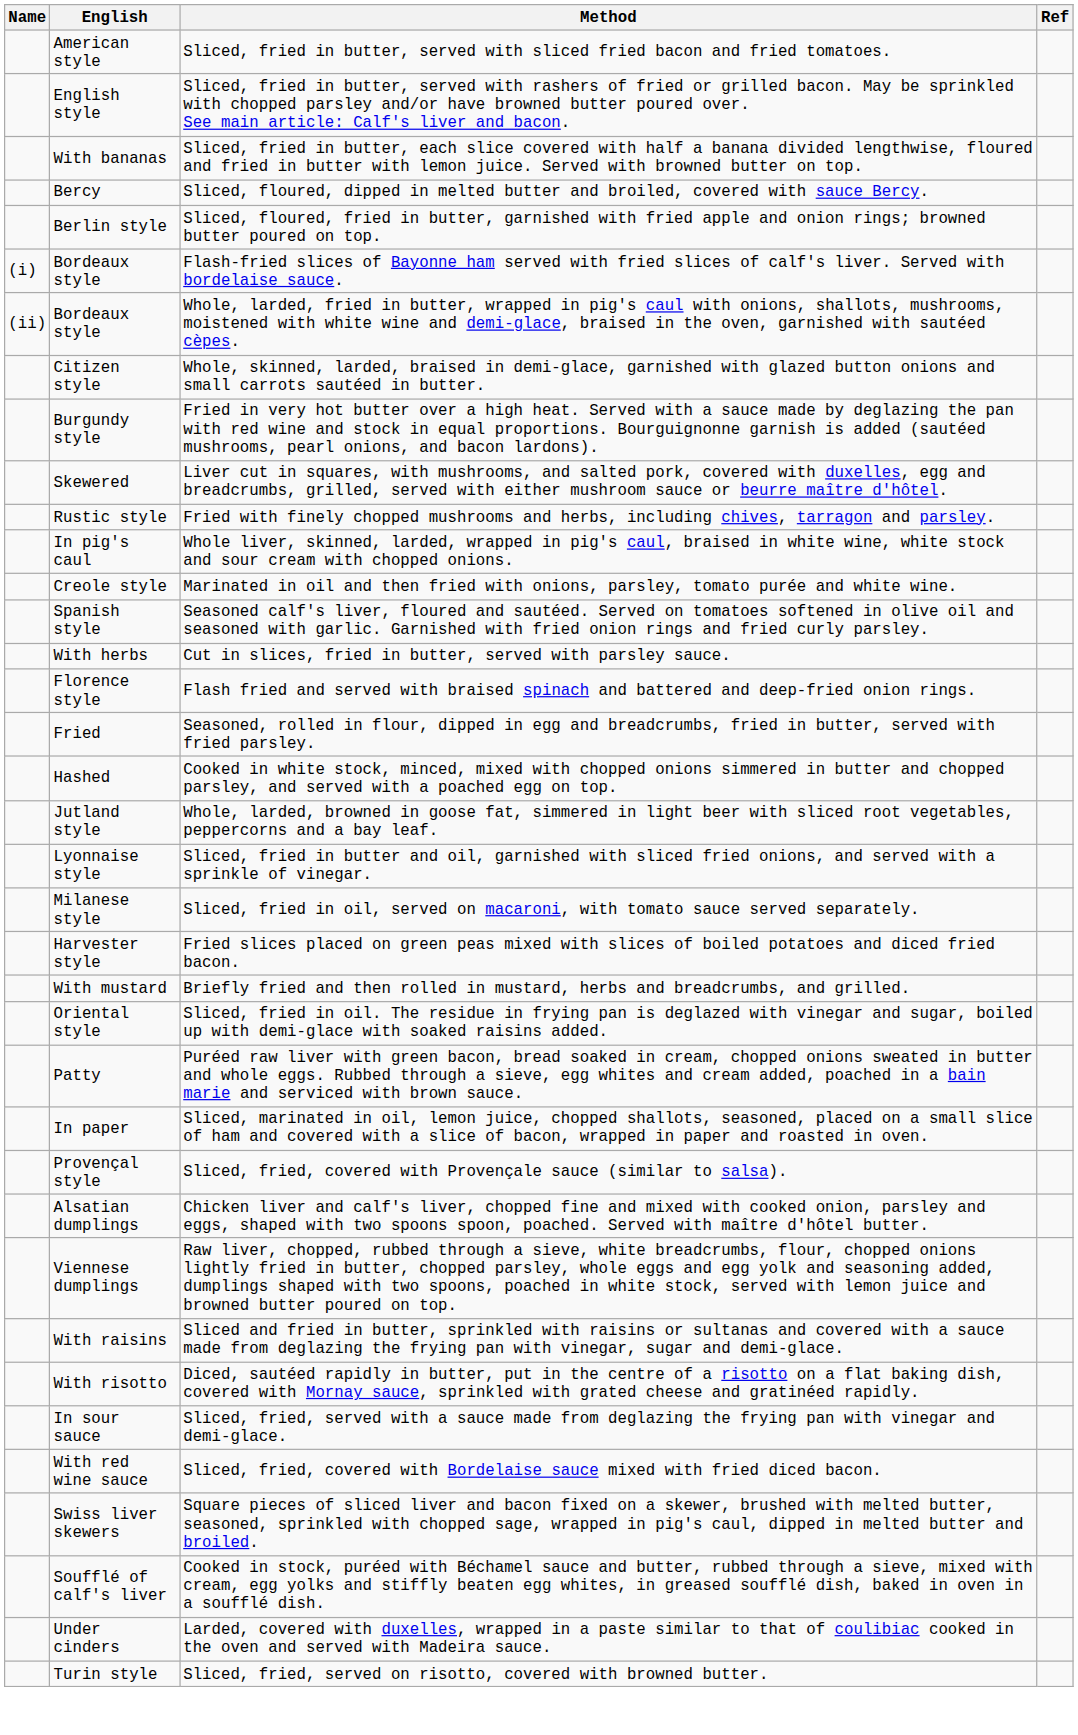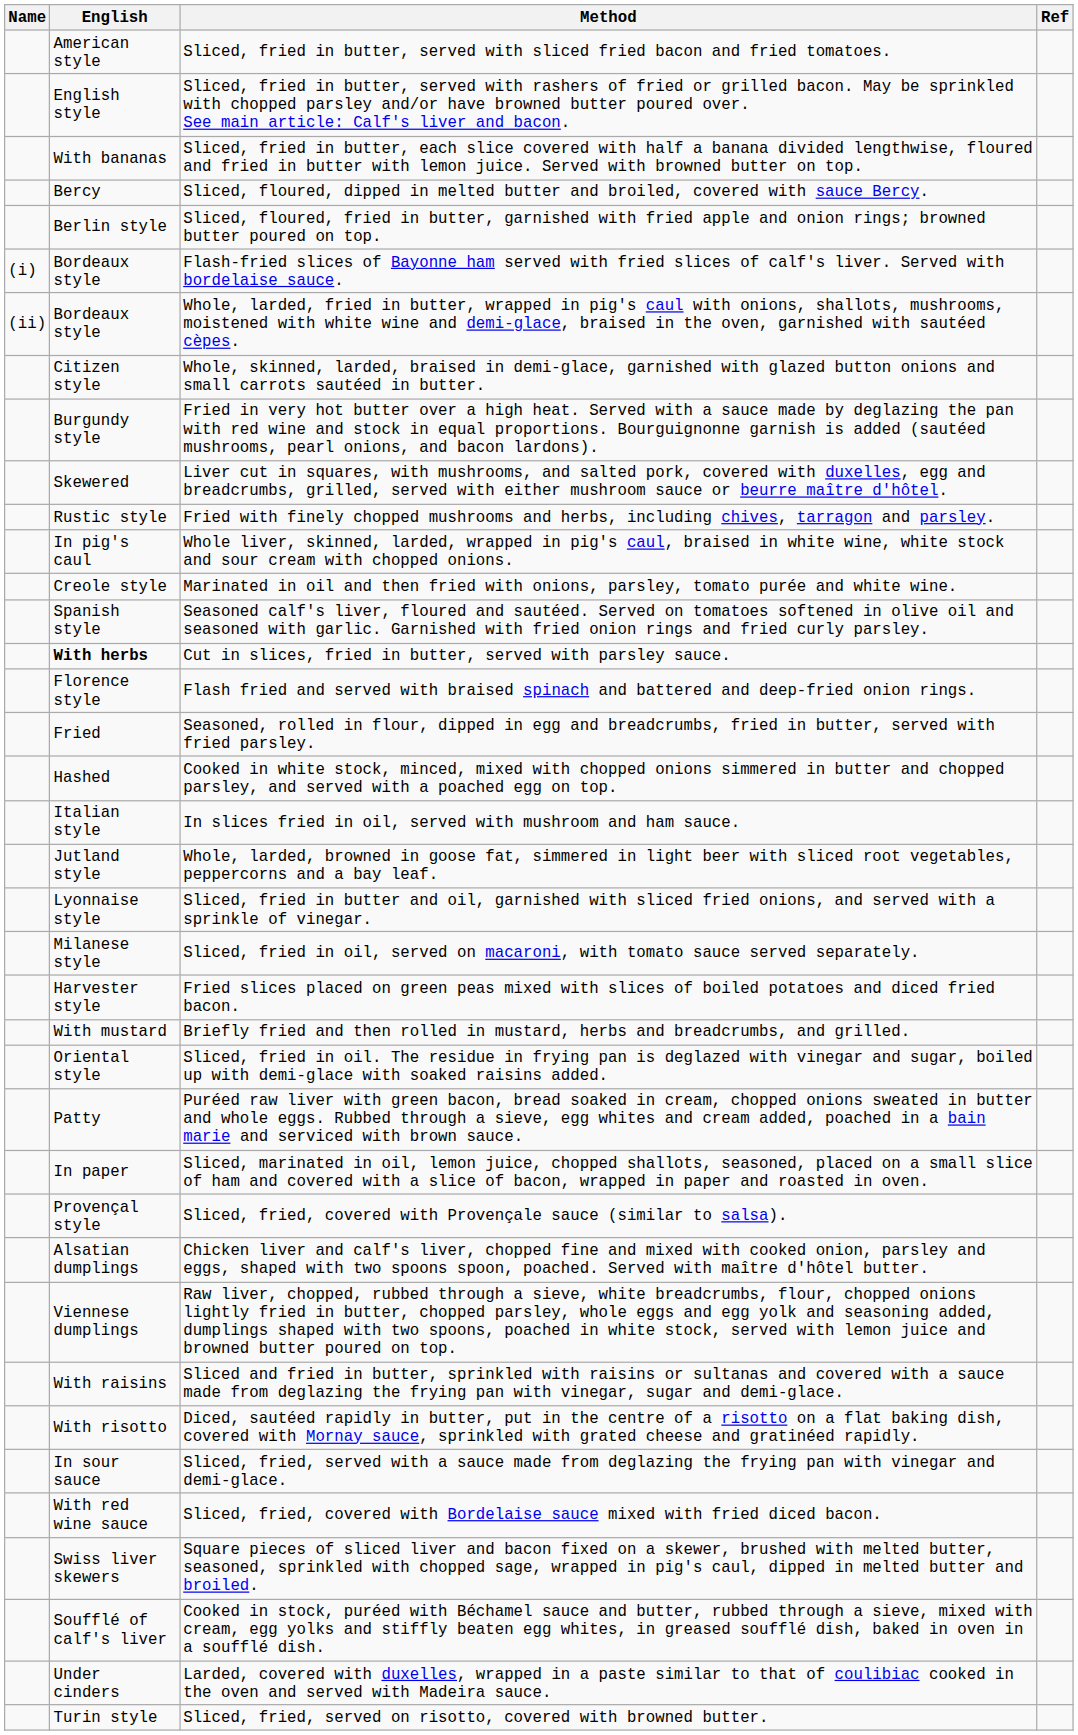(101, 656) normal -> (101, 656) bold
+ row: (462, 822)
